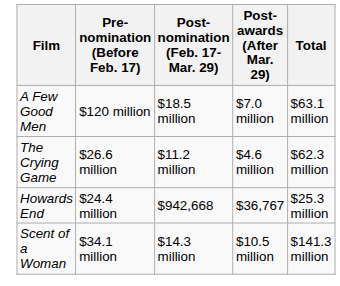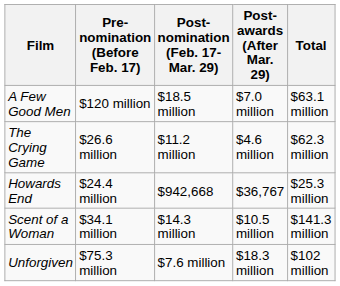+ row: (41, 263)
